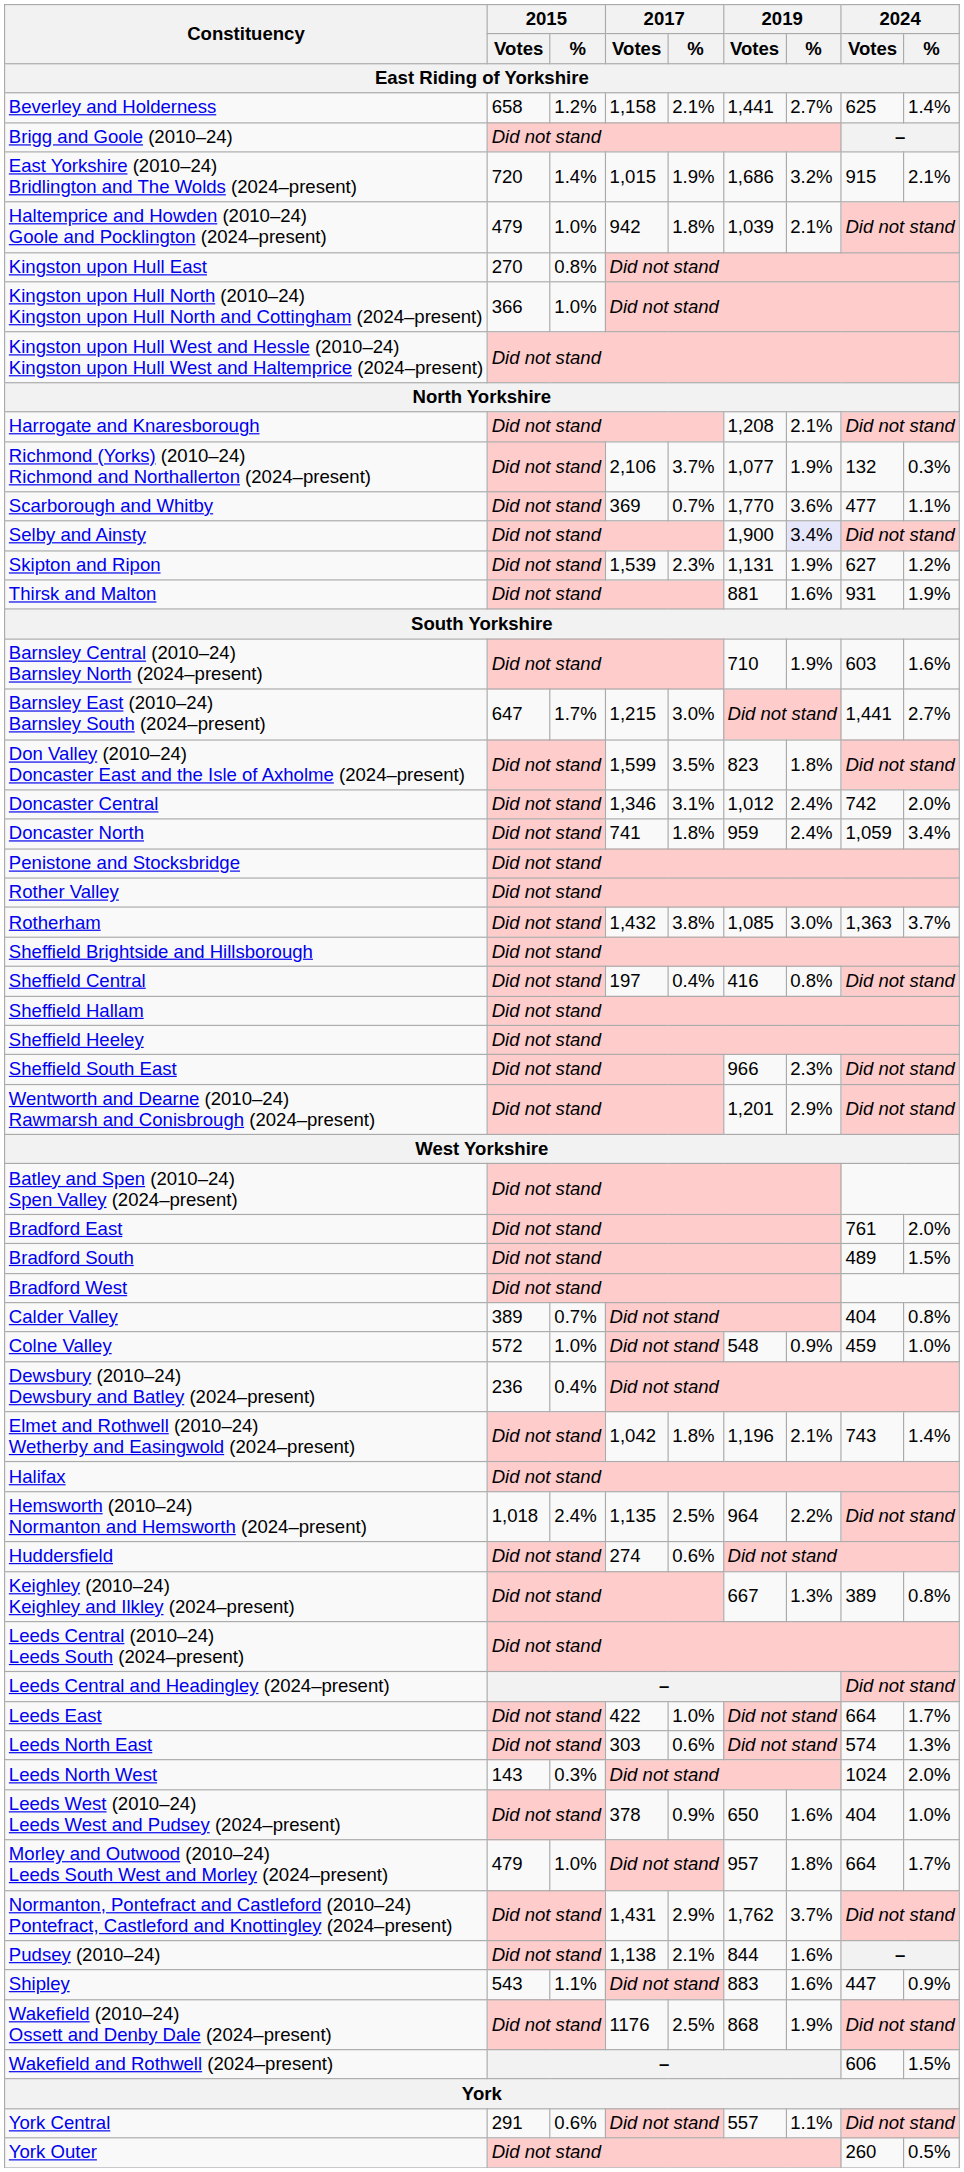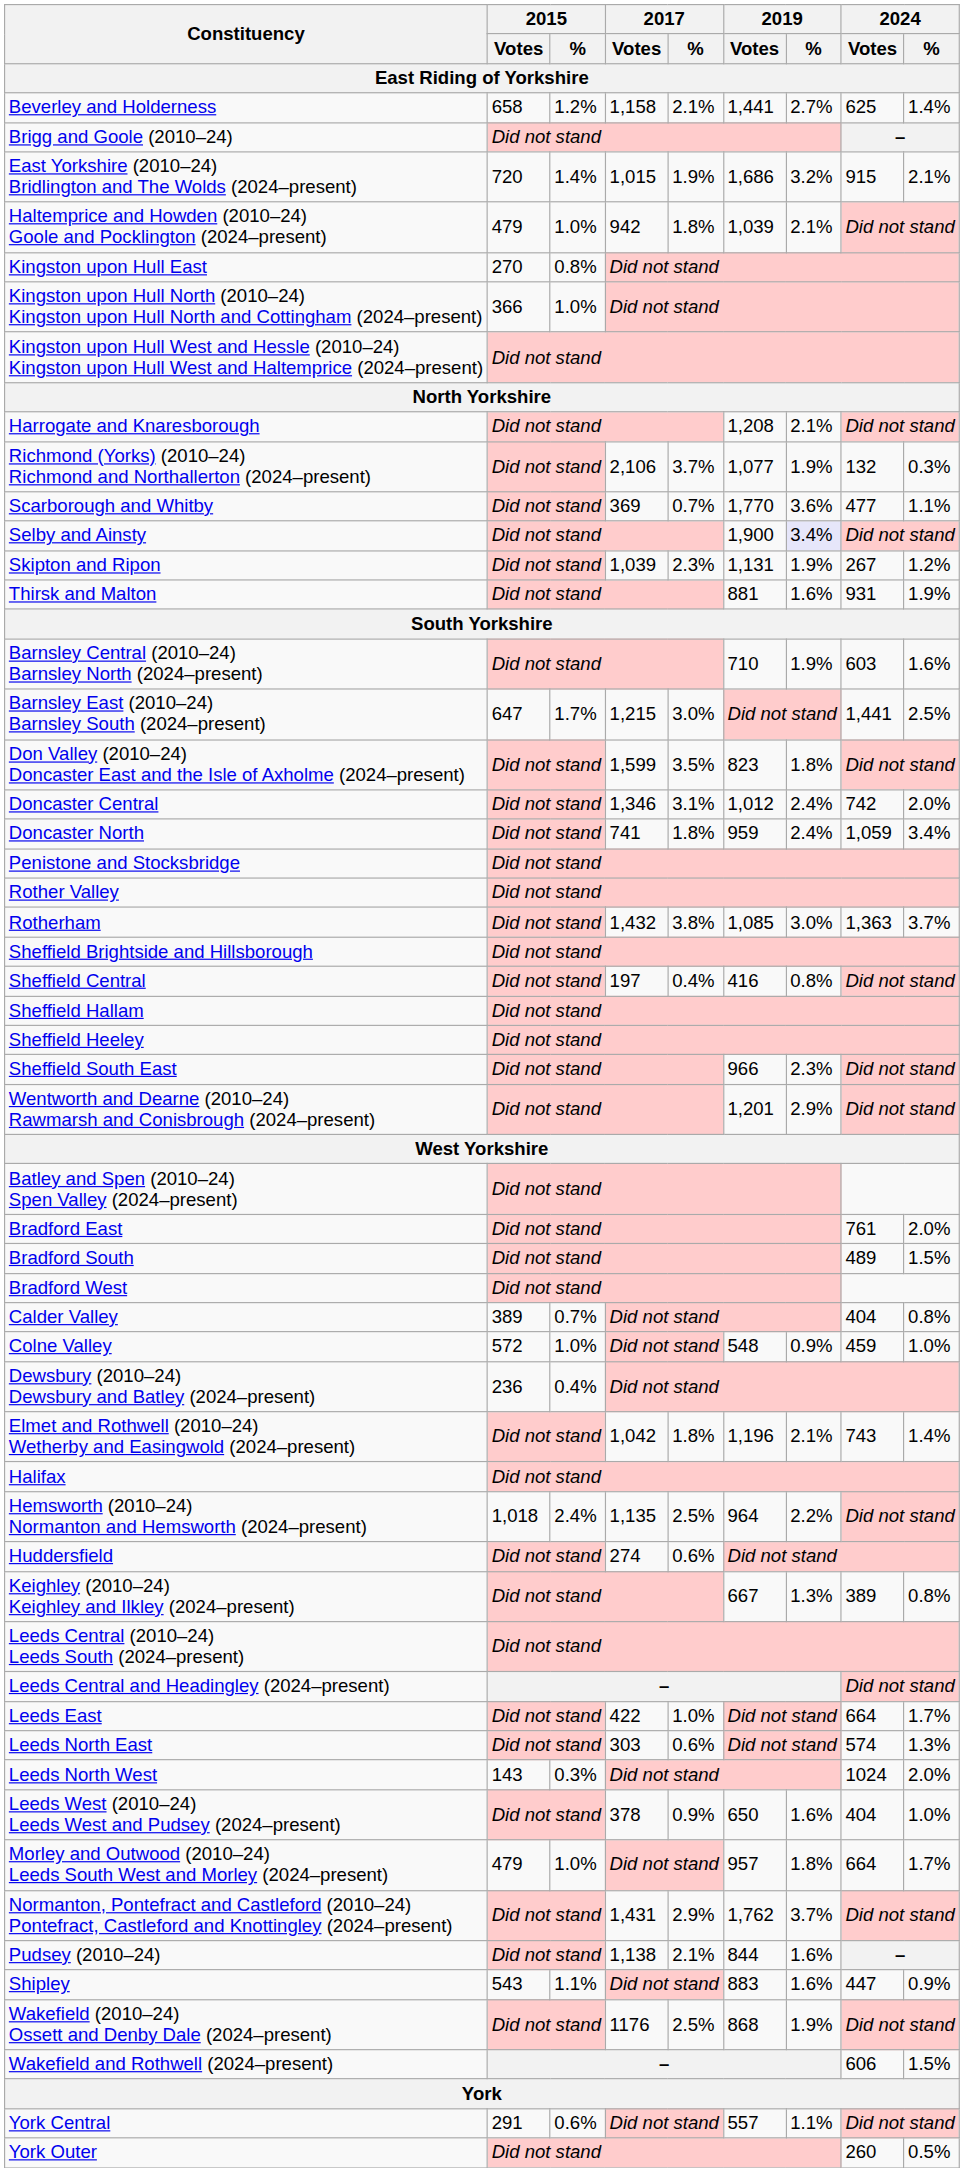(633, 565) 1,539 -> (633, 565) 1,039
(861, 565) 627 -> (861, 565) 267
(929, 714) 2.7% -> (929, 714) 2.5%
